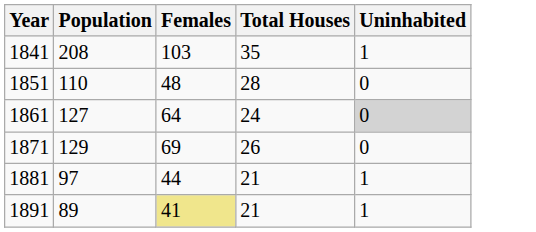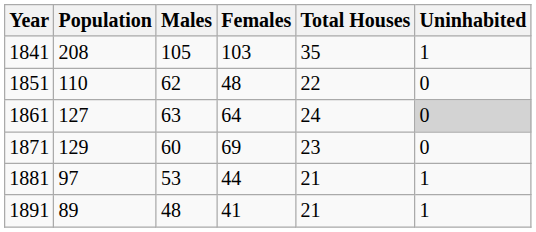+ column: (187, 20)
(250, 83) 28 -> (311, 83) 22
(250, 147) 26 -> (311, 147) 23
(171, 210) khaki background -> (231, 210) no background
